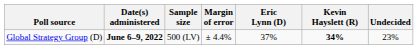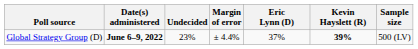columns swapped: (183, 17) <-> (390, 22)
(335, 37) 34% -> (343, 37) 39%
